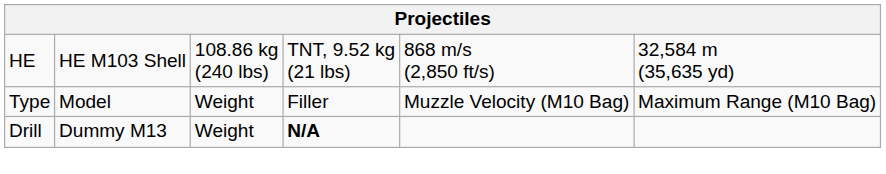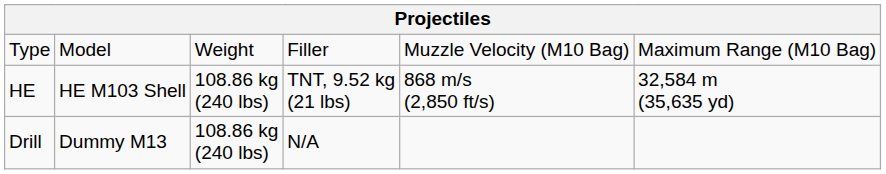rows swapped: (30, 101) <-> (22, 60)
(224, 131) Weight -> (237, 142) 108.86 kg (240 lbs)
(304, 131) bold -> (303, 142) normal
